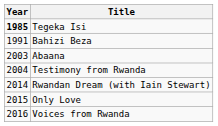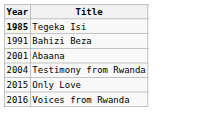(17, 56) 2003 -> (17, 56) 2001
- row: (121, 85)
